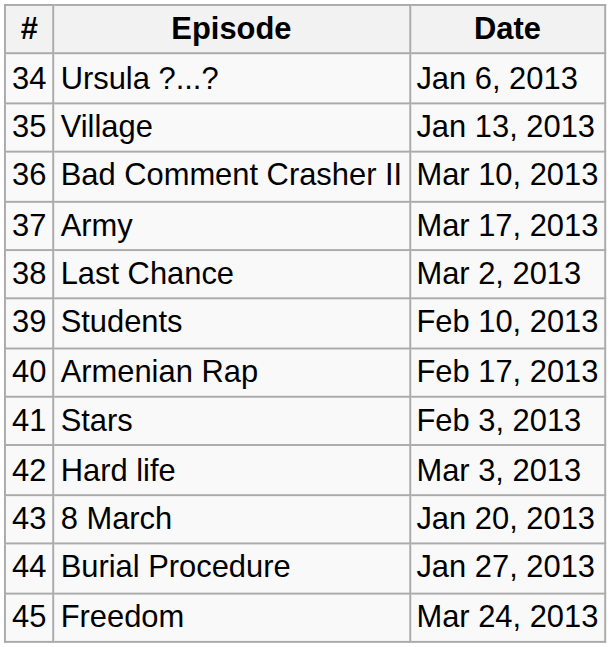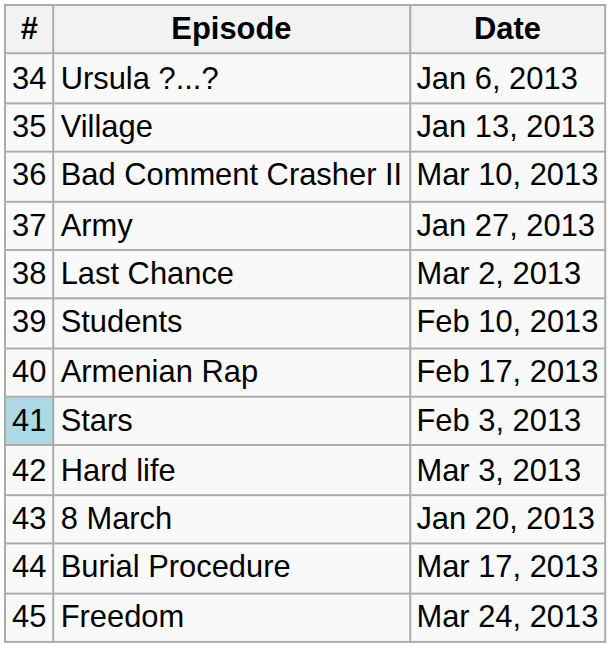(507, 224) Mar 17, 2013 -> (506, 224) Jan 27, 2013
(29, 420) no background -> (29, 420) lightblue background
(506, 567) Jan 27, 2013 -> (507, 567) Mar 17, 2013
